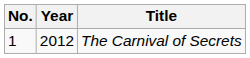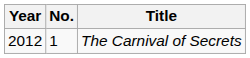columns swapped: (57, 16) <-> (20, 16)
